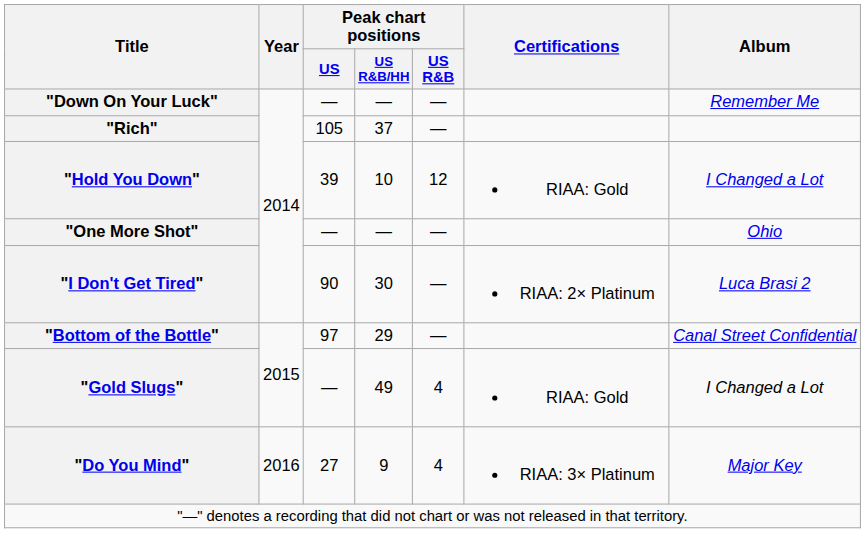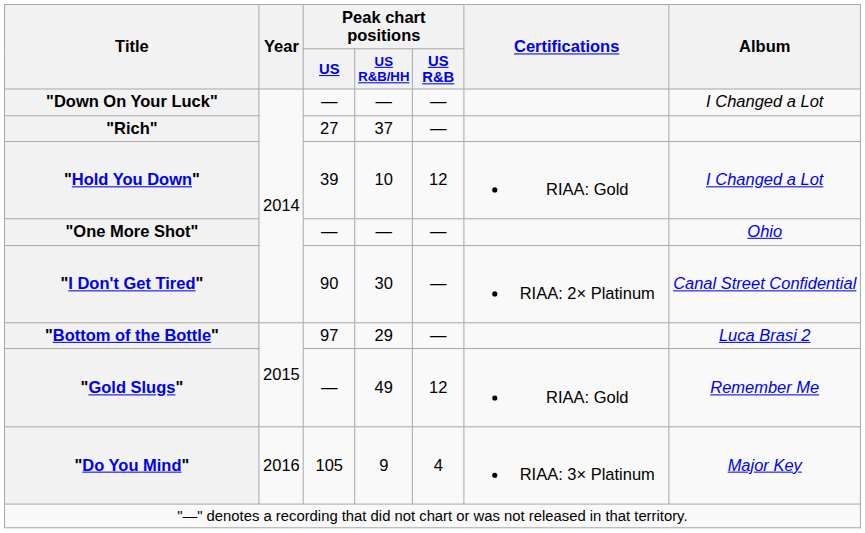(765, 102) Remember Me -> (765, 102) I Changed a Lot
(329, 128) 105 -> (329, 128) 27
(765, 283) Luca Brasi 2 -> (765, 283) Canal Street Confidential
(765, 335) Canal Street Confidential -> (765, 335) Luca Brasi 2
(438, 387) 4 -> (438, 387) 12
(765, 387) I Changed a Lot -> (765, 387) Remember Me
(329, 465) 27 -> (329, 465) 105
